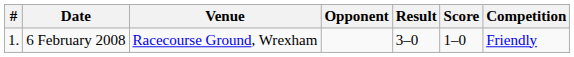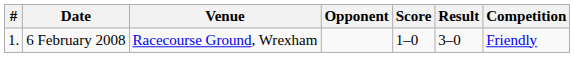columns swapped: (461, 16) <-> (416, 16)
